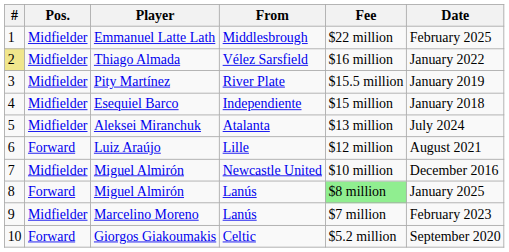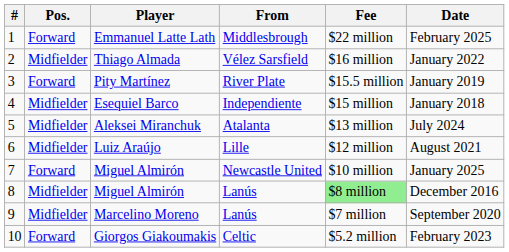(58, 37) Midfielder -> (52, 37) Forward
(11, 59) khaki background -> (11, 59) no background
(58, 81) Midfielder -> (52, 81) Forward
(52, 147) Forward -> (58, 147) Midfielder
(58, 170) Midfielder -> (52, 170) Forward
(454, 170) December 2016 -> (447, 170) January 2025
(52, 192) Forward -> (58, 192) Midfielder
(447, 192) January 2025 -> (454, 192) December 2016
(451, 214) February 2023 -> (455, 214) September 2020
(455, 236) September 2020 -> (451, 236) February 2023
